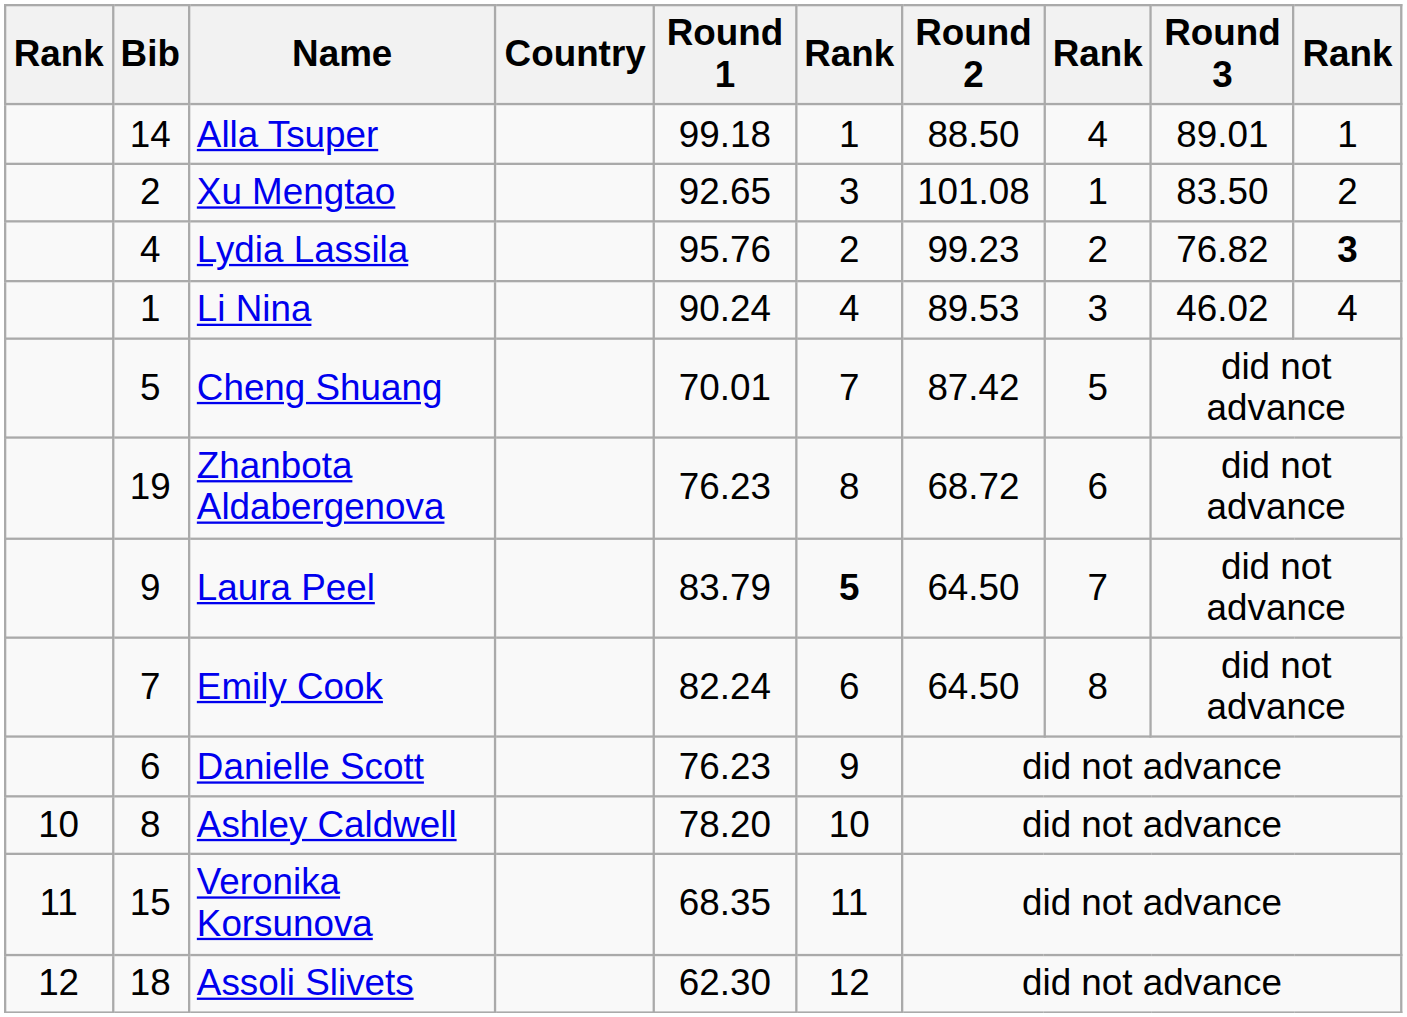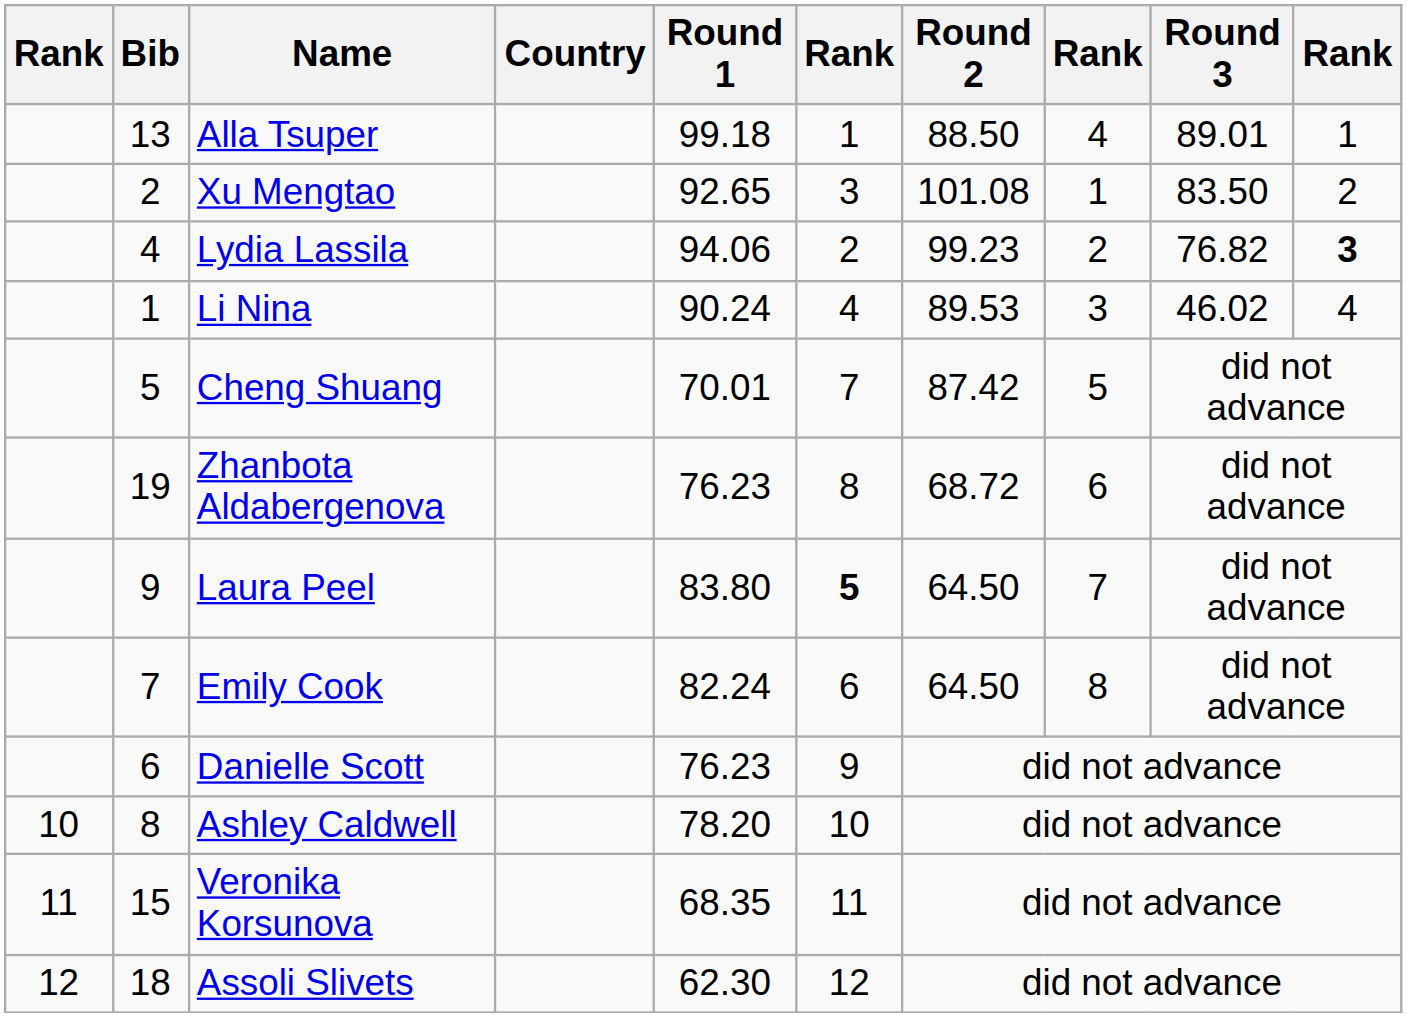(150, 133) 14 -> (150, 133) 13
(725, 250) 95.76 -> (725, 250) 94.06
(725, 587) 83.79 -> (725, 587) 83.80
